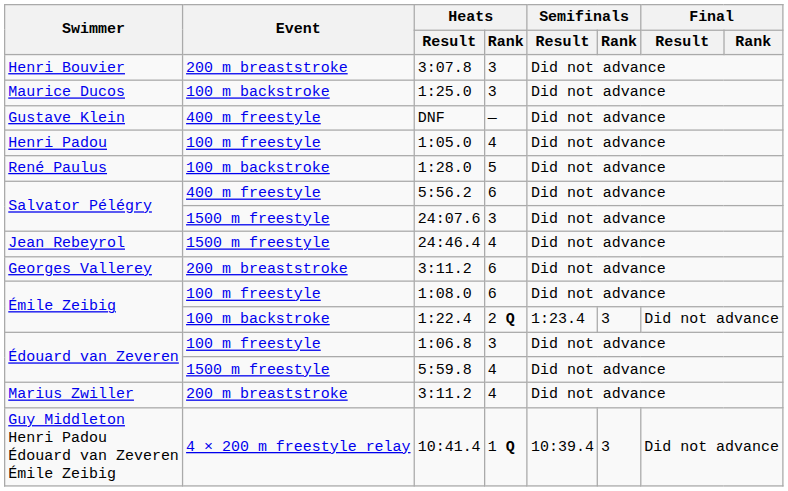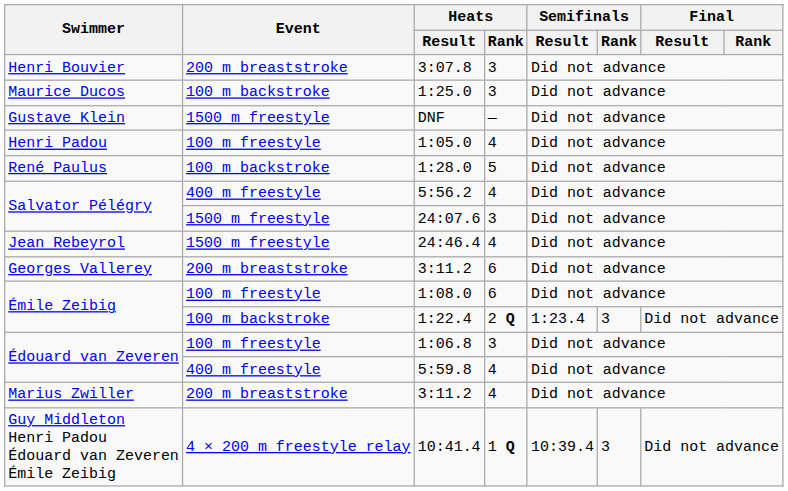(253, 118) 400 m freestyle -> (258, 118) 1500 m freestyle
(492, 193) 6 -> (492, 193) 4
(258, 369) 1500 m freestyle -> (253, 369) 400 m freestyle
